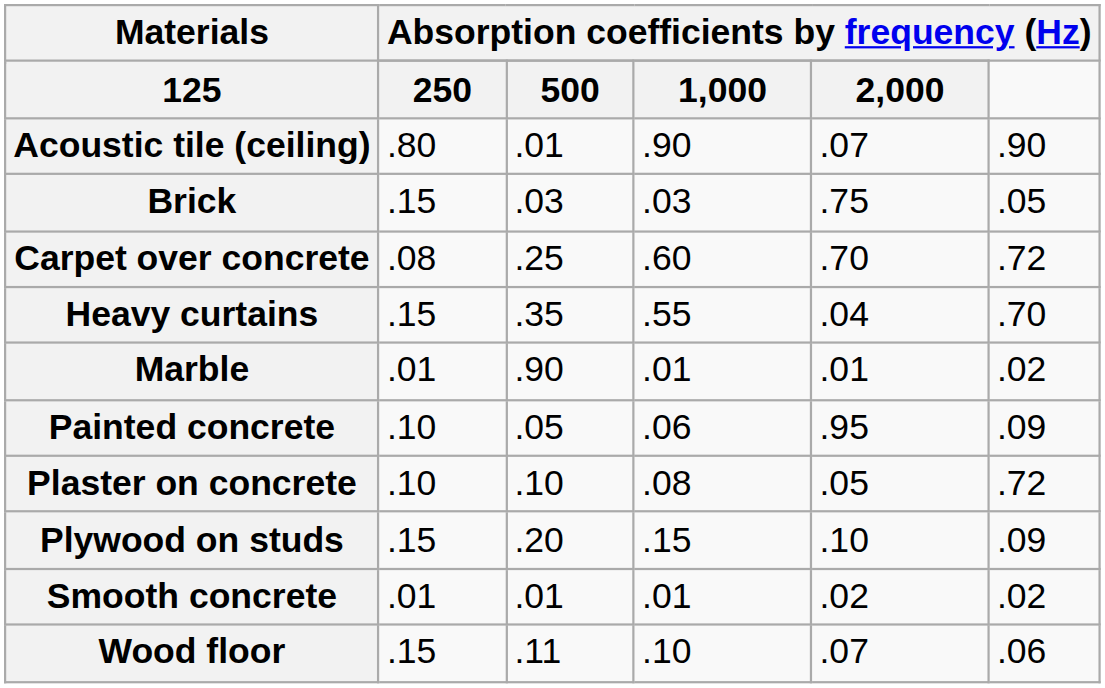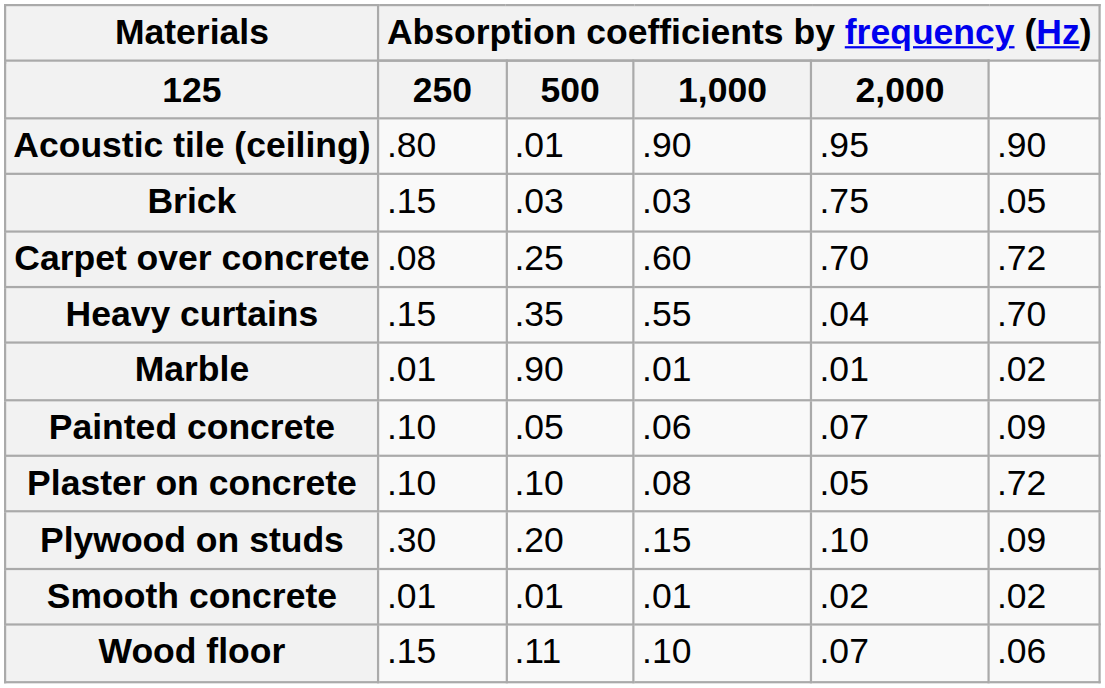(844, 145) .07 -> (844, 145) .95
(844, 426) .95 -> (844, 426) .07
(412, 539) .15 -> (412, 539) .30
